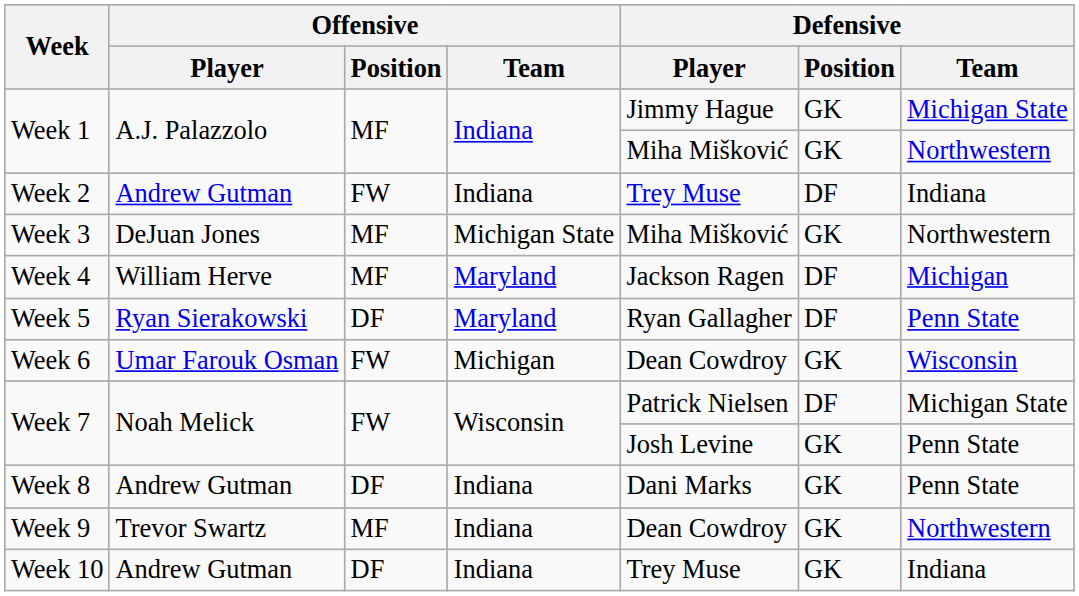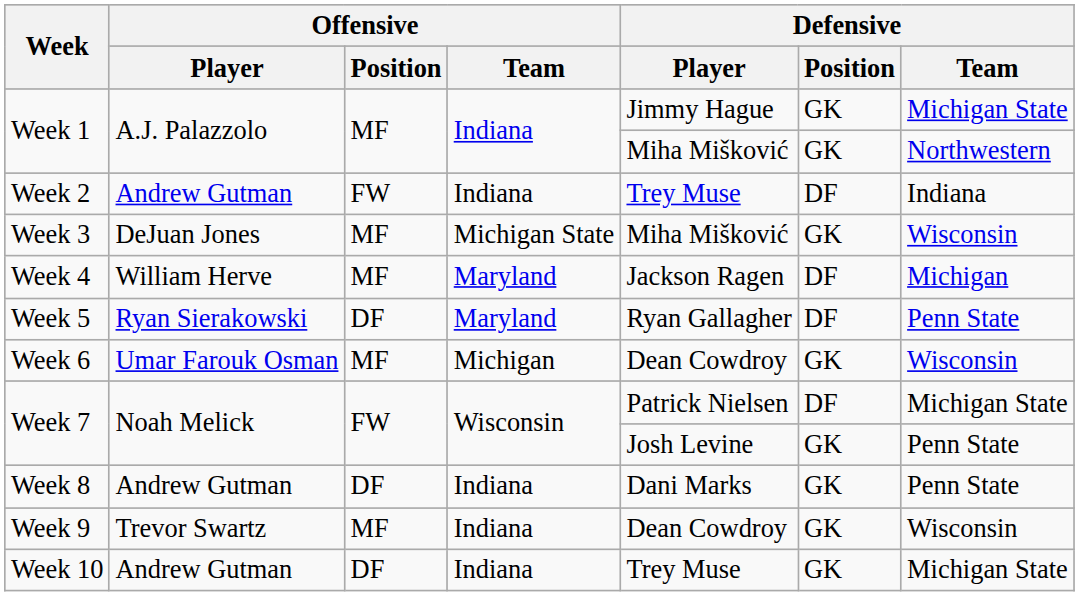(979, 234) Northwestern -> (962, 234) Wisconsin
(370, 360) FW -> (370, 360) MF
(979, 527) Northwestern -> (962, 527) Wisconsin
(947, 569) Indiana -> (987, 569) Michigan State
